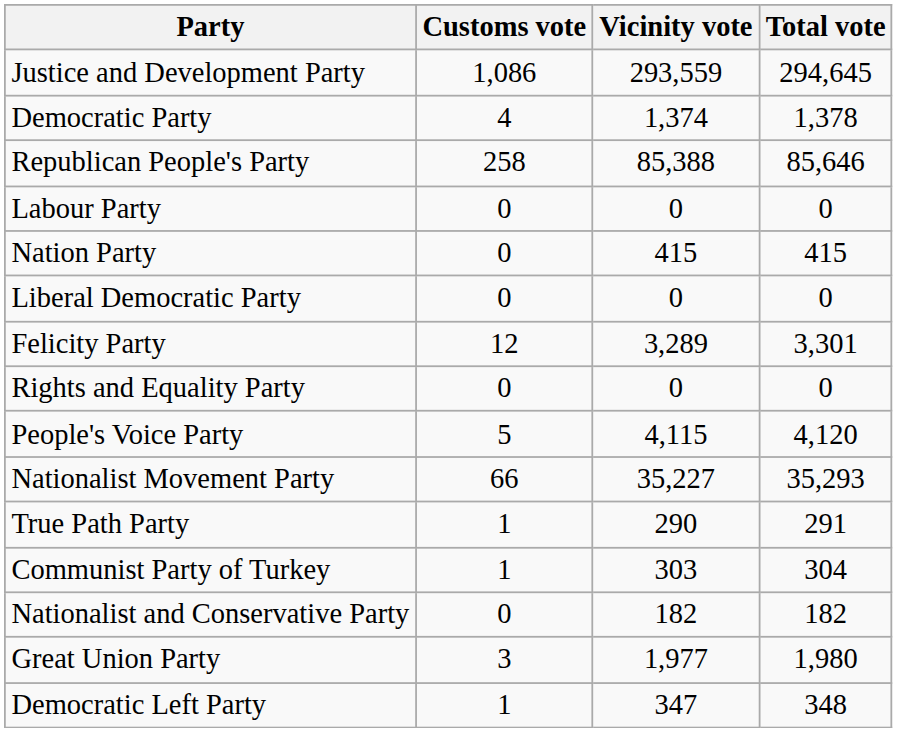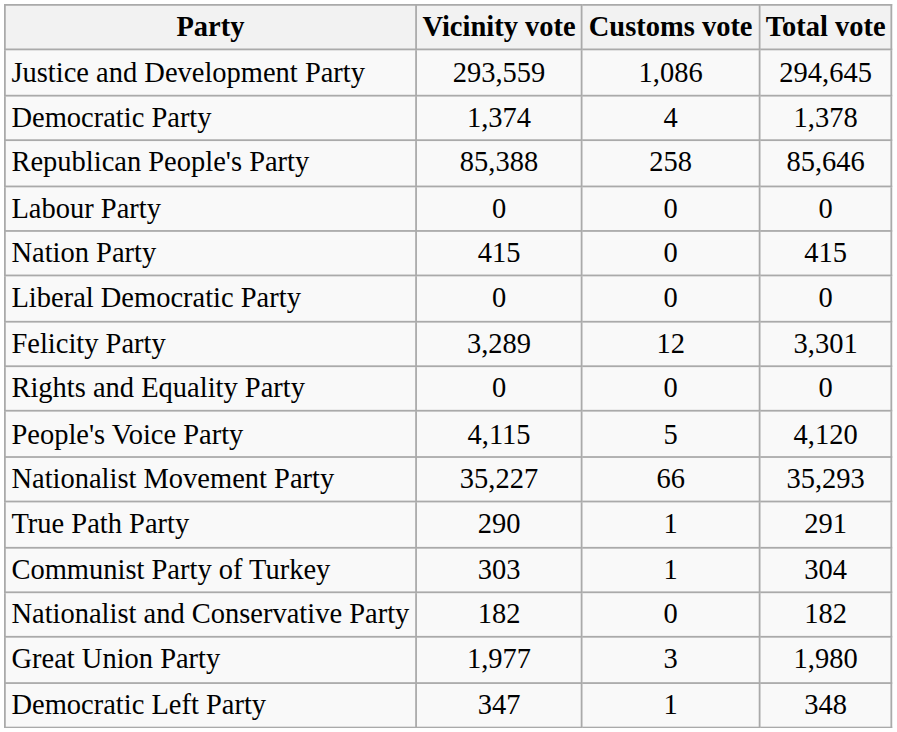columns swapped: (676, 27) <-> (504, 27)
